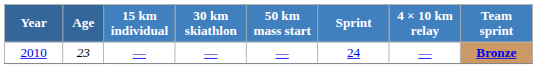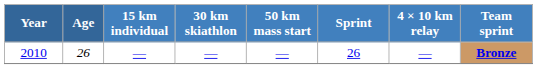(83, 53) 23 -> (83, 53) 26
(354, 53) 24 -> (354, 53) 26
